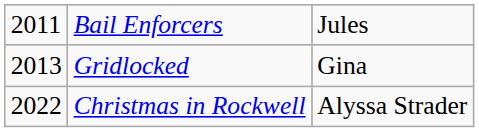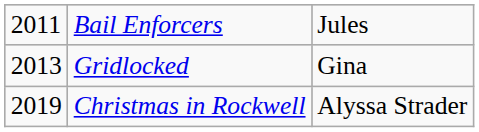(36, 106) 2022 -> (36, 106) 2019
